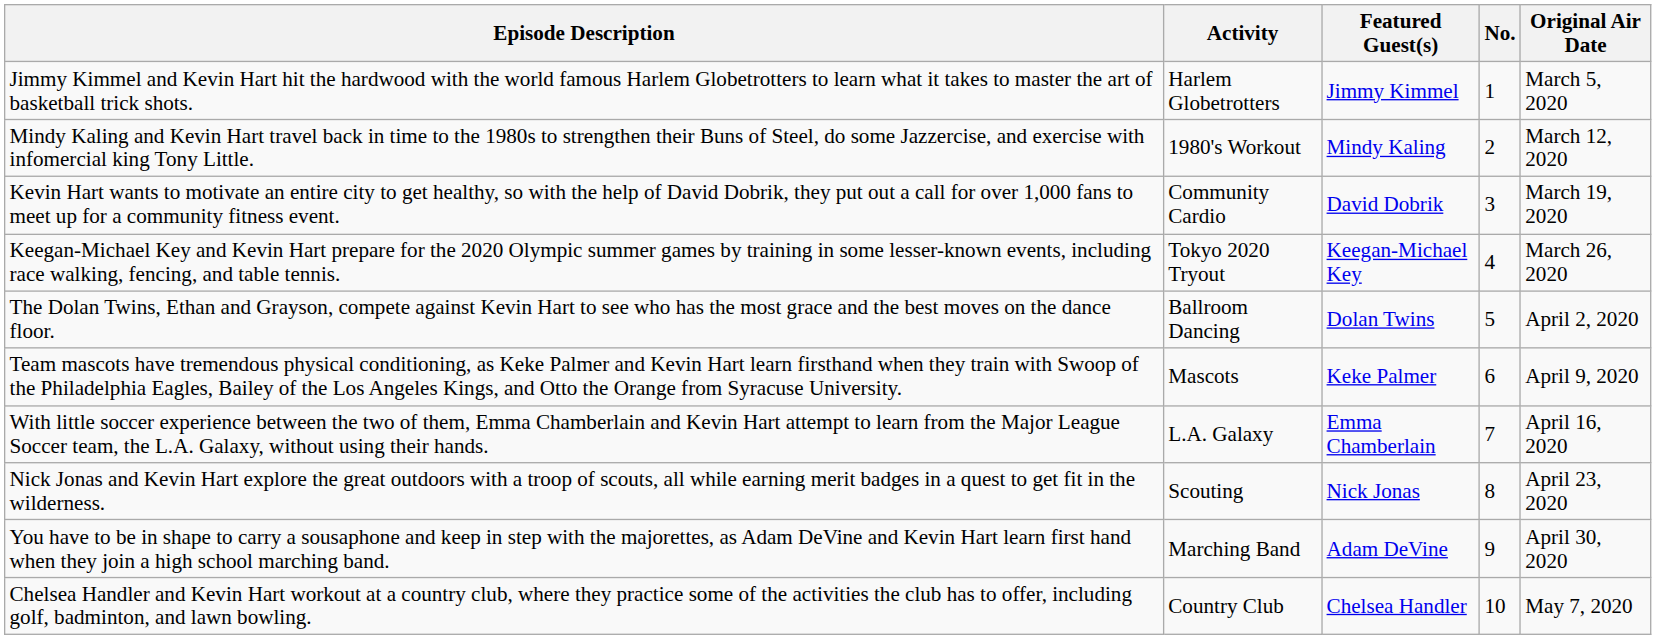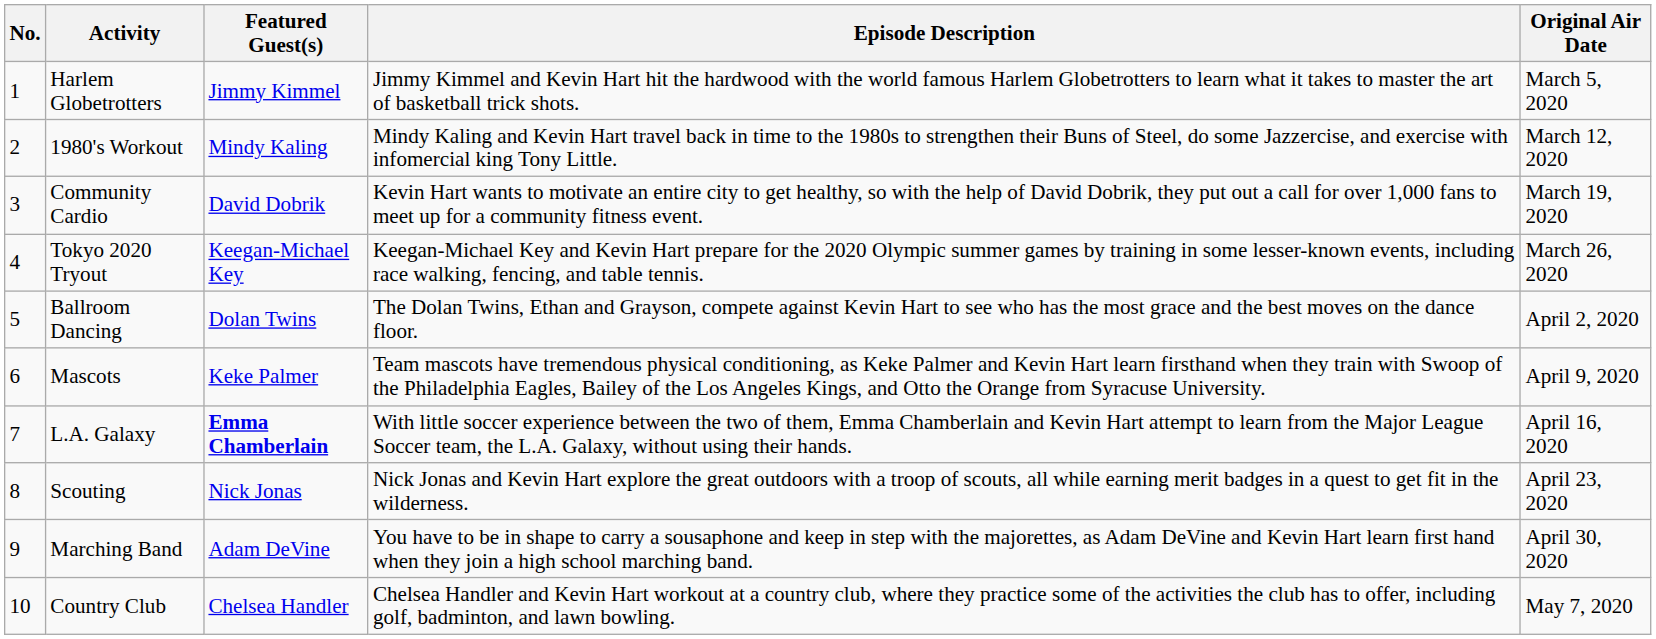columns swapped: (1500, 33) <-> (584, 33)
(1381, 433) normal -> (268, 433) bold
